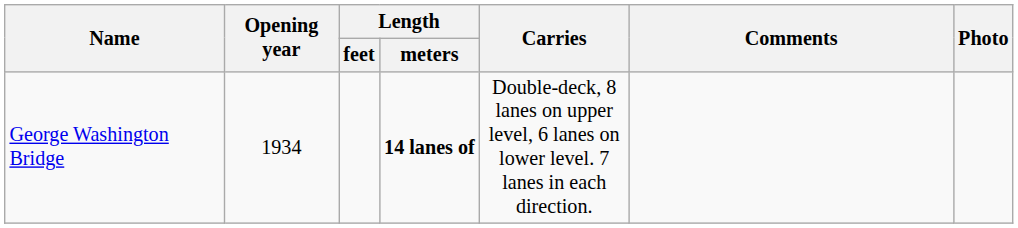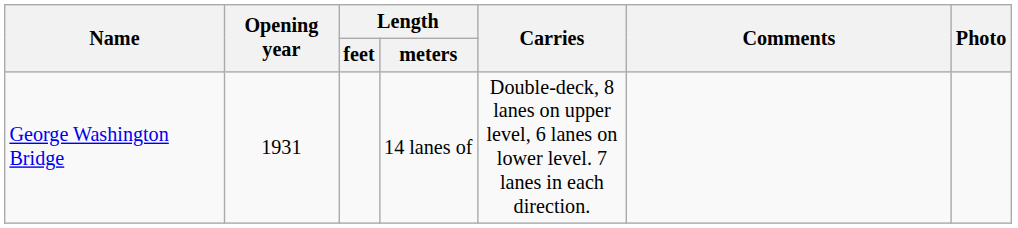(281, 147) 1934 -> (281, 147) 1931
(429, 147) bold -> (428, 147) normal
